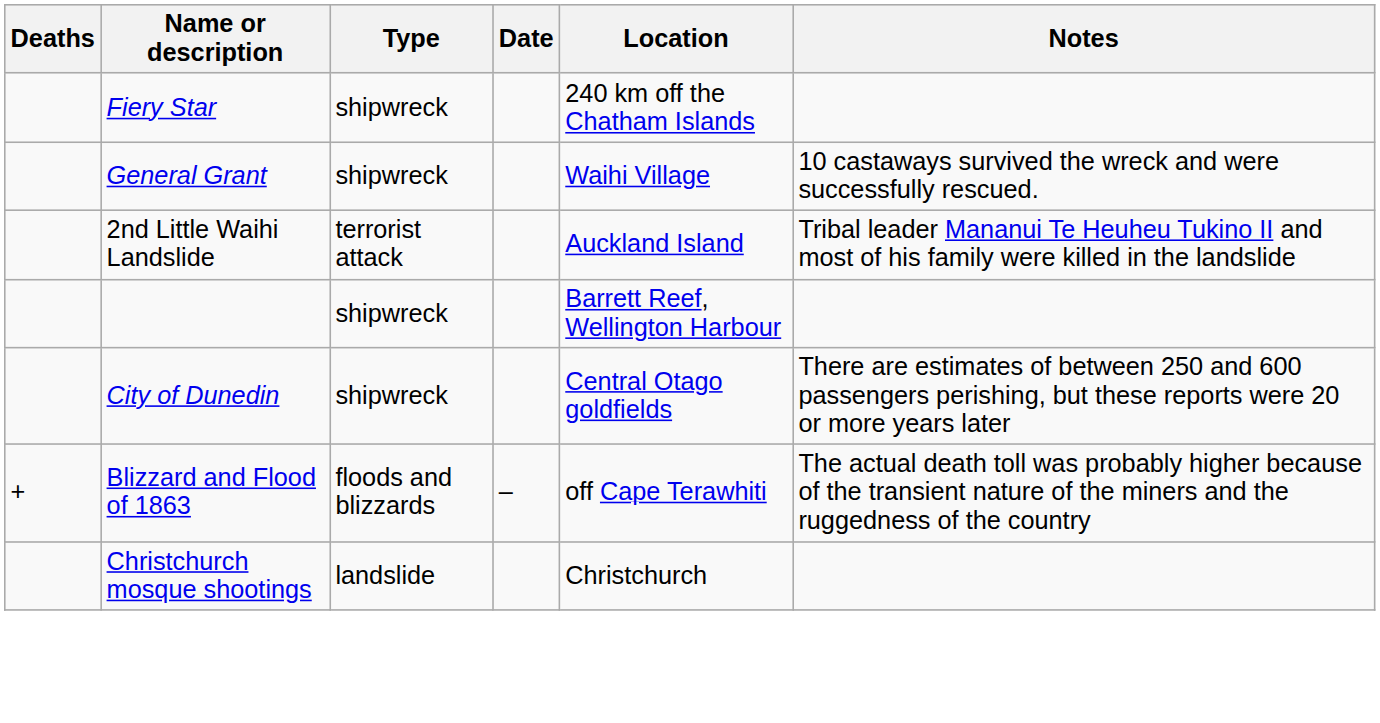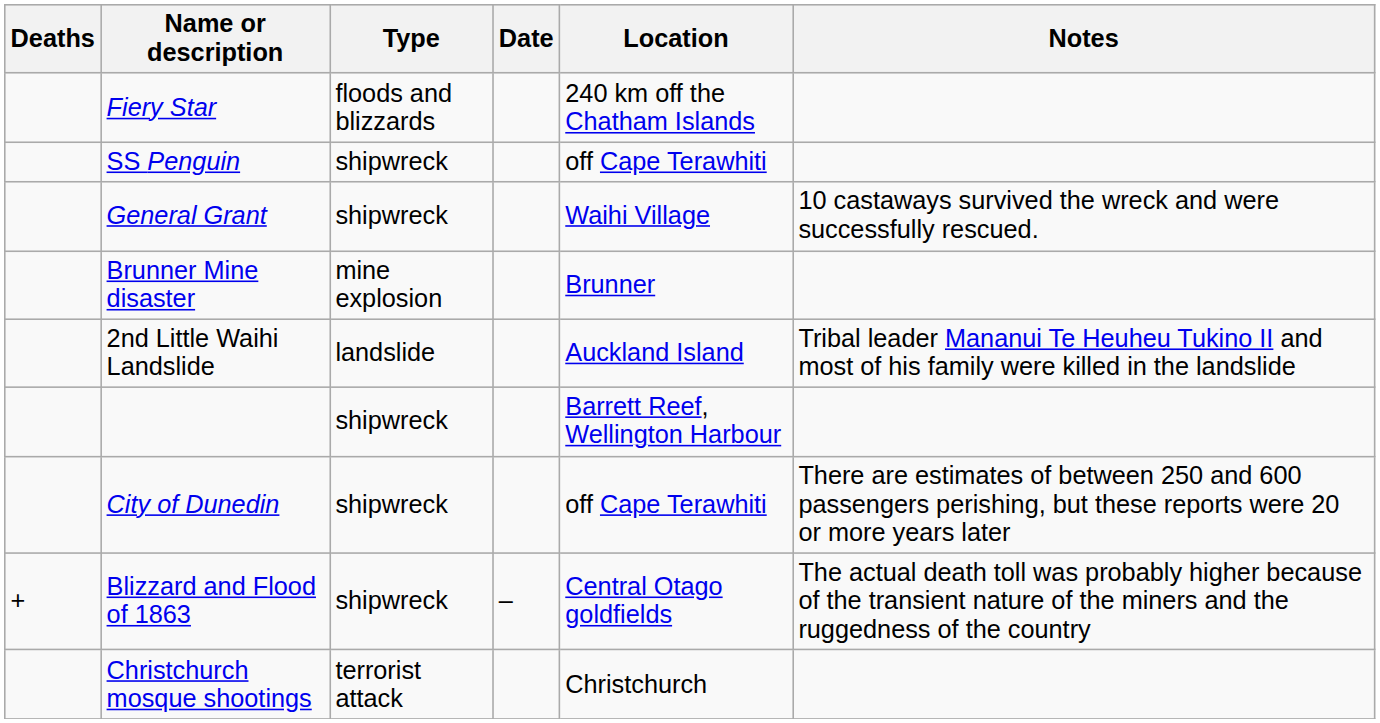(392, 107) shipwreck -> (394, 107) floods and blizzards
+ row: (173, 161)
+ row: (182, 284)
(378, 244) terrorist attack -> (385, 352) landslide
(644, 395) Central Otago goldfields -> (666, 504) off Cape Terawhiti
(394, 492) floods and blizzards -> (392, 601) shipwreck
(666, 492) off Cape Terawhiti -> (644, 601) Central Otago goldfields
(385, 575) landslide -> (378, 683) terrorist attack
